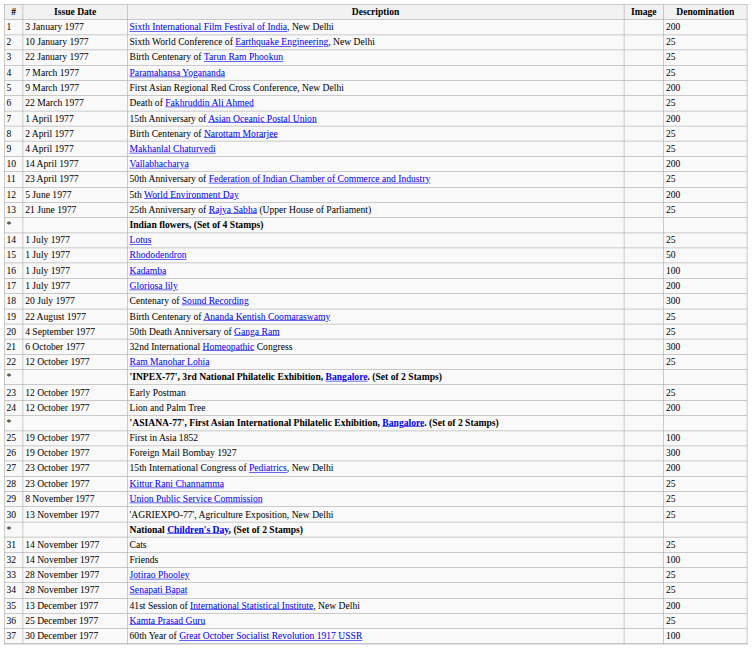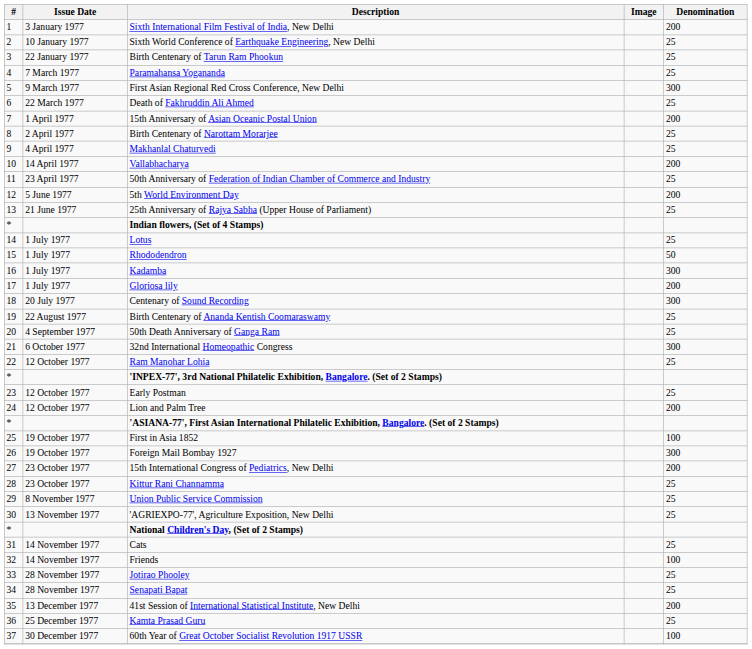(673, 88) 200 -> (673, 88) 300
(673, 270) 100 -> (673, 270) 300
